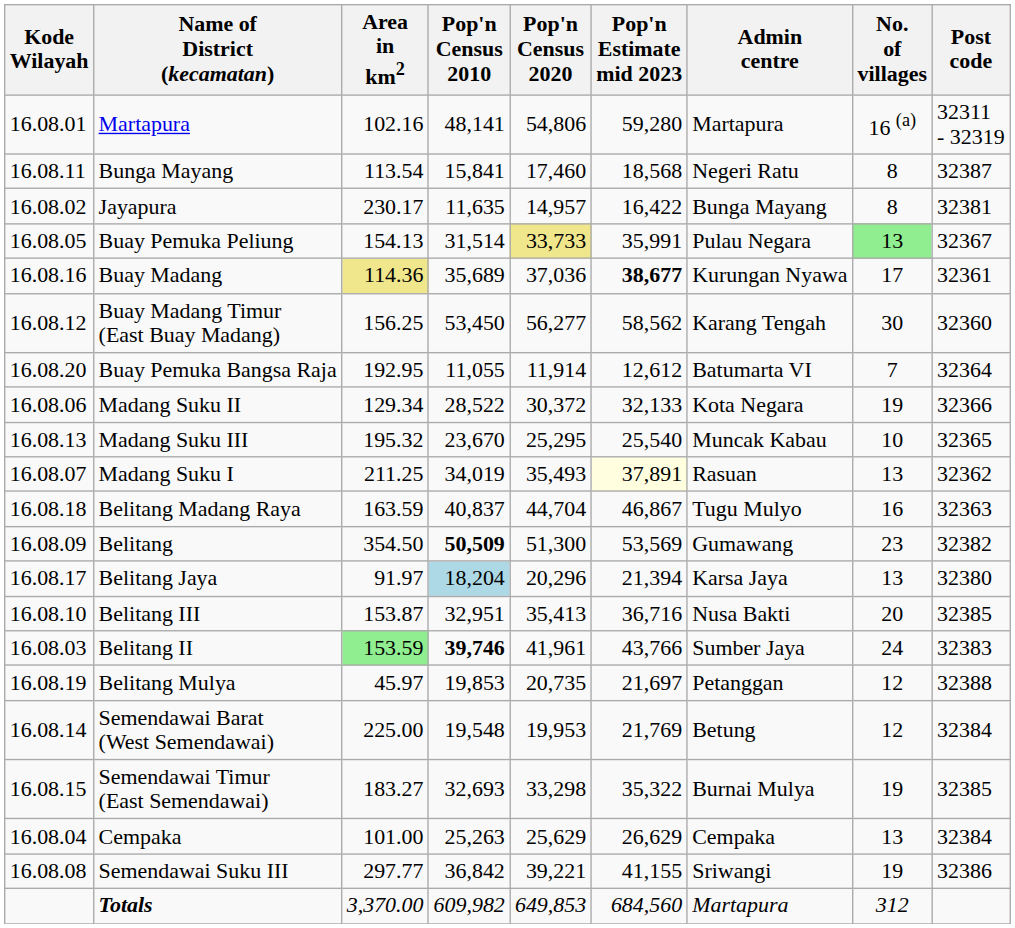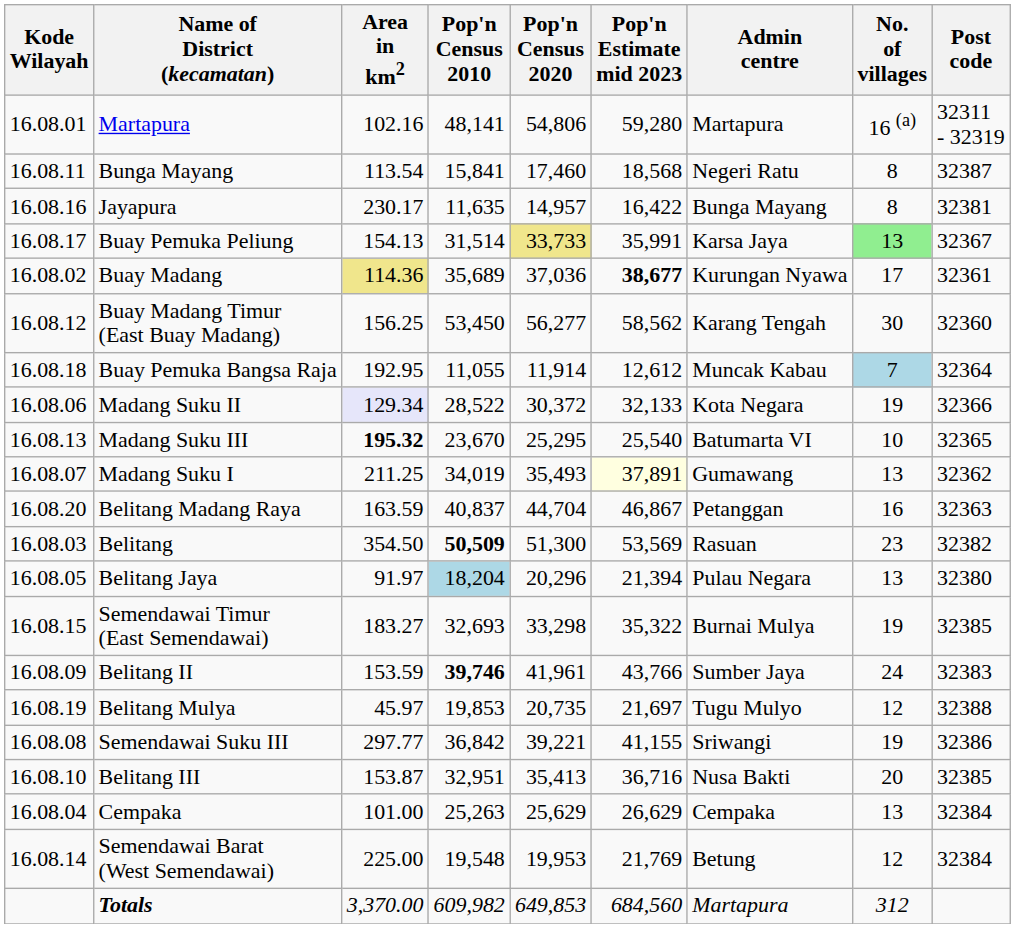(48, 206) 16.08.02 -> (48, 206) 16.08.16
(48, 240) 16.08.05 -> (48, 240) 16.08.17
(752, 240) Pulau Negara -> (740, 240) Karsa Jaya
(48, 275) 16.08.16 -> (48, 275) 16.08.02
(48, 369) 16.08.20 -> (48, 369) 16.08.18
(752, 369) Batumarta VI -> (759, 369) Muncak Kabau
(892, 369) no background -> (892, 369) lightblue background
(393, 404) no background -> (393, 404) lavender background
(393, 439) normal -> (393, 439) bold
(759, 439) Muncak Kabau -> (752, 439) Batumarta VI
(725, 474) Rasuan -> (743, 474) Gumawang
(48, 508) 16.08.18 -> (48, 508) 16.08.20
(747, 508) Tugu Mulyo -> (738, 508) Petanggan
(48, 543) 16.08.09 -> (48, 543) 16.08.03
(743, 543) Gumawang -> (725, 543) Rasuan
(48, 578) 16.08.17 -> (48, 578) 16.08.05
(740, 578) Karsa Jaya -> (752, 578) Pulau Negara
rows swapped: (149, 613) <-> (184, 789)
(48, 647) 16.08.03 -> (48, 672) 16.08.09
(393, 647) lightgreen background -> (393, 672) no background
(738, 682) Petanggan -> (747, 707) Tugu Mulyo
rows swapped: (194, 871) <-> (186, 729)
